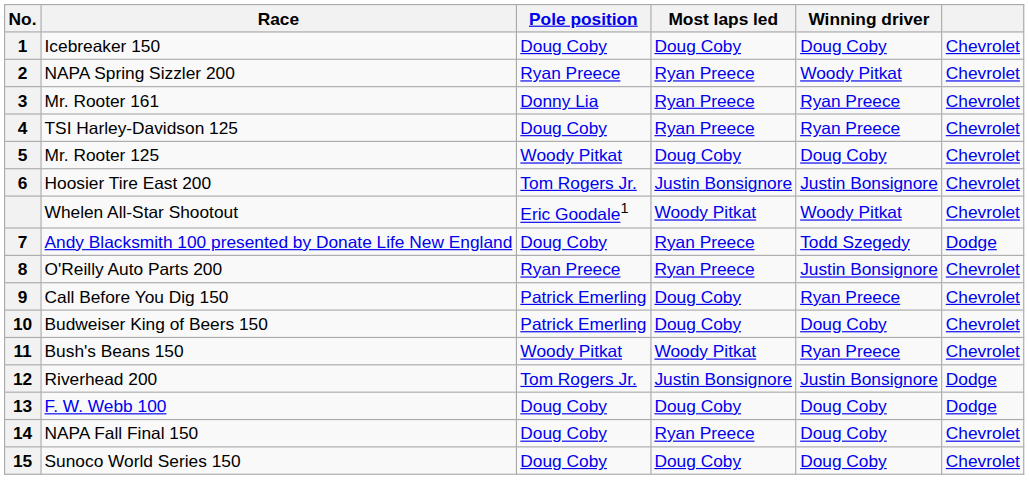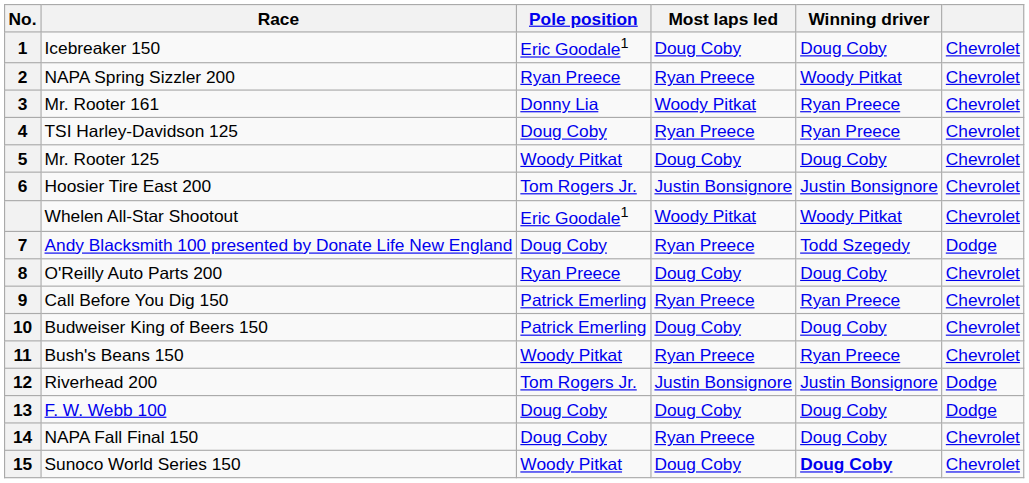(564, 46) Doug Coby -> (574, 48) Eric Goodale1
(704, 101) Ryan Preece -> (705, 104) Woody Pitkat
(704, 269) Ryan Preece -> (698, 272) Doug Coby
(869, 269) Justin Bonsignore -> (843, 272) Doug Coby
(698, 296) Doug Coby -> (704, 300) Ryan Preece
(705, 351) Woody Pitkat -> (704, 355) Ryan Preece
(564, 461) Doug Coby -> (571, 464) Woody Pitkat
(843, 461) normal -> (846, 464) bold
